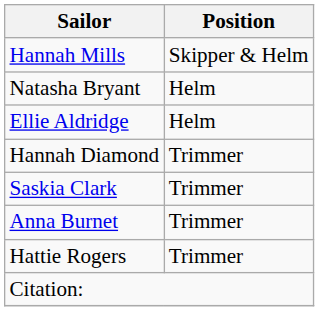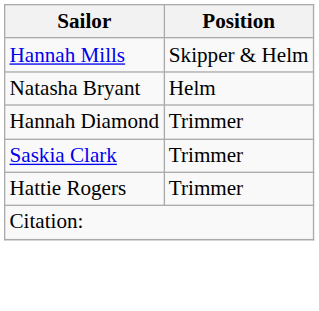- row: (69, 121)
- row: (64, 222)
